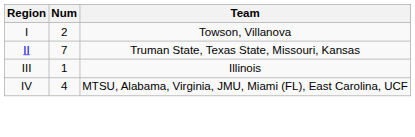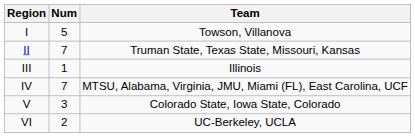(64, 31) 2 -> (64, 31) 5
(64, 86) 4 -> (64, 86) 7
+ row: (27, 104)
+ row: (27, 123)
